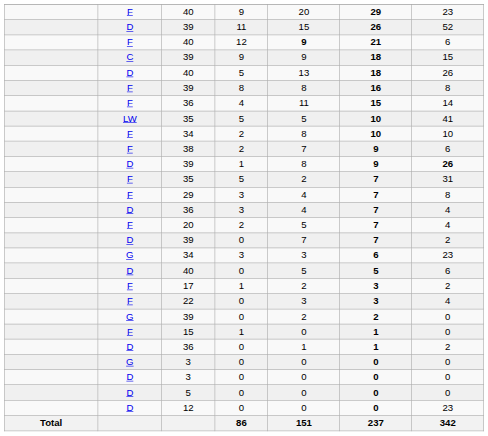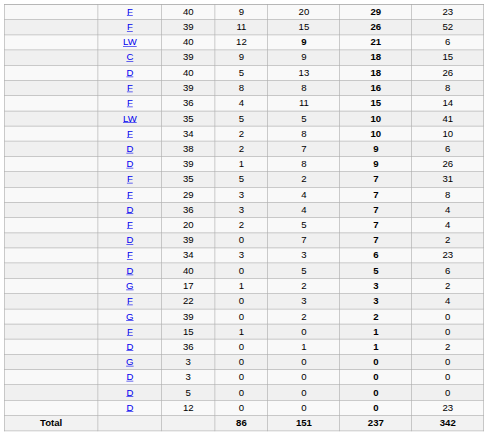(130, 27) D -> (130, 27) F
(130, 42) F -> (130, 42) LW
(130, 149) F -> (130, 149) D
(448, 164) bold -> (448, 164) normal
(130, 255) G -> (130, 255) F
(130, 286) F -> (130, 286) G
